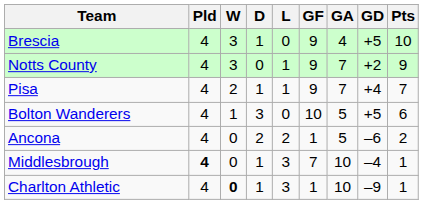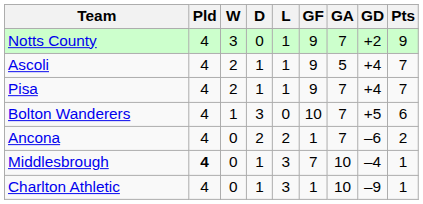- row: (34, 41)
+ row: (29, 65)
(342, 114) 5 -> (342, 114) 7
(342, 138) 5 -> (342, 138) 7
(233, 187) bold -> (233, 187) normal
